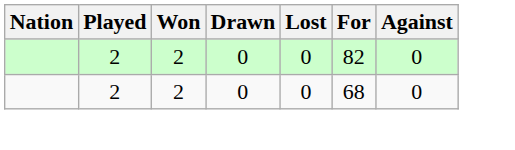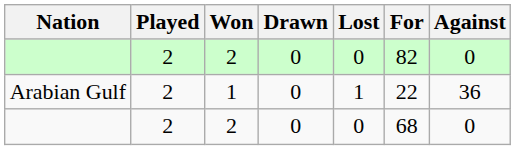+ row: (68, 91)
